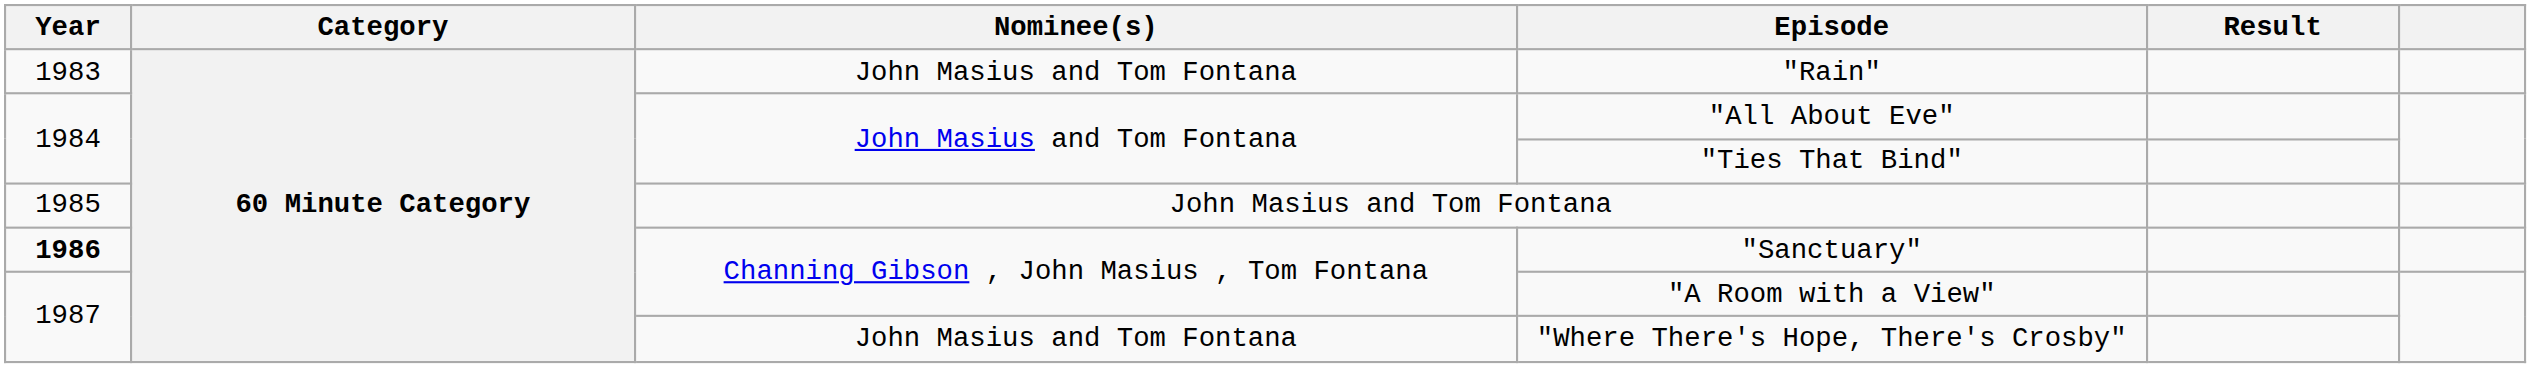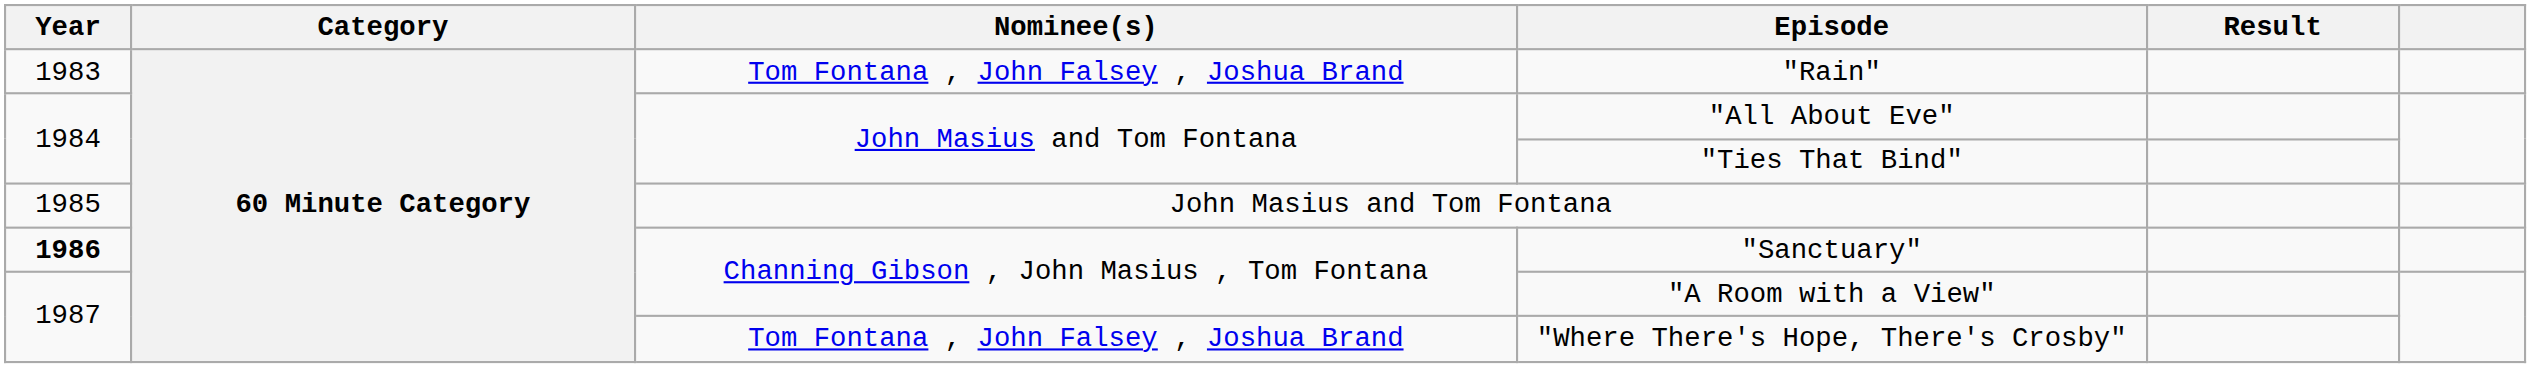(1076, 72) John Masius and Tom Fontana -> (1076, 72) Tom Fontana , John Falsey , Joshua Brand
(1076, 339) John Masius and Tom Fontana -> (1076, 339) Tom Fontana , John Falsey , Joshua Brand
